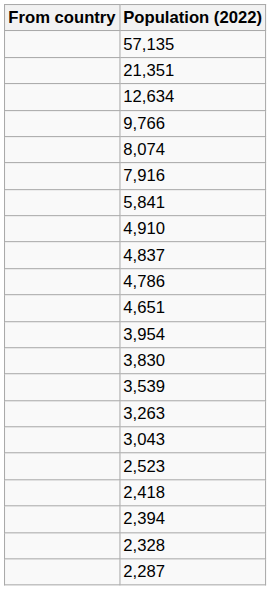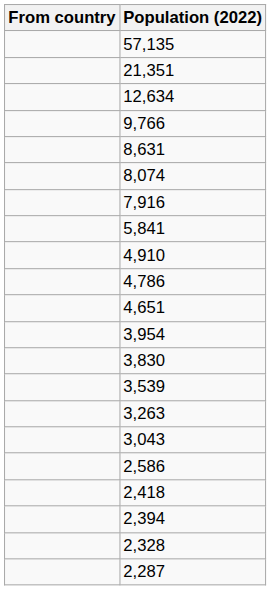+ row: (144, 149)
- row: (144, 255)
+ row: (144, 466)
- row: (144, 466)
